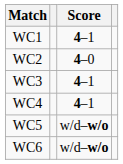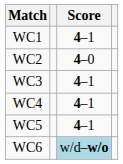(84, 125) w/d–w/o -> (84, 125) 4–1
(84, 147) no background -> (84, 147) lightblue background
